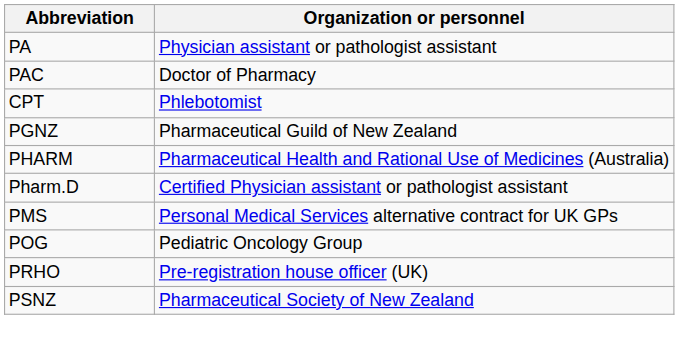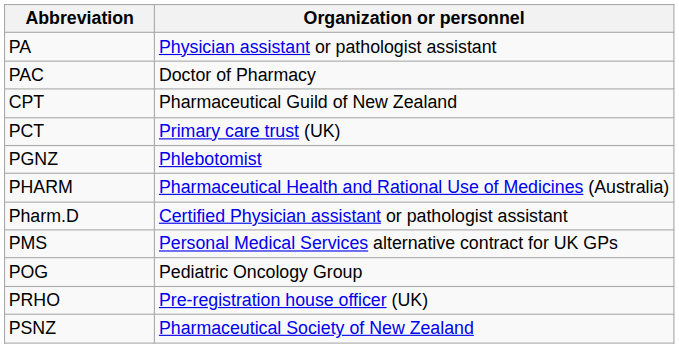(210, 103) Phlebotomist -> (308, 103) Pharmaceutical Guild of New Zealand
+ row: (26, 131)
(308, 131) Pharmaceutical Guild of New Zealand -> (210, 159) Phlebotomist
